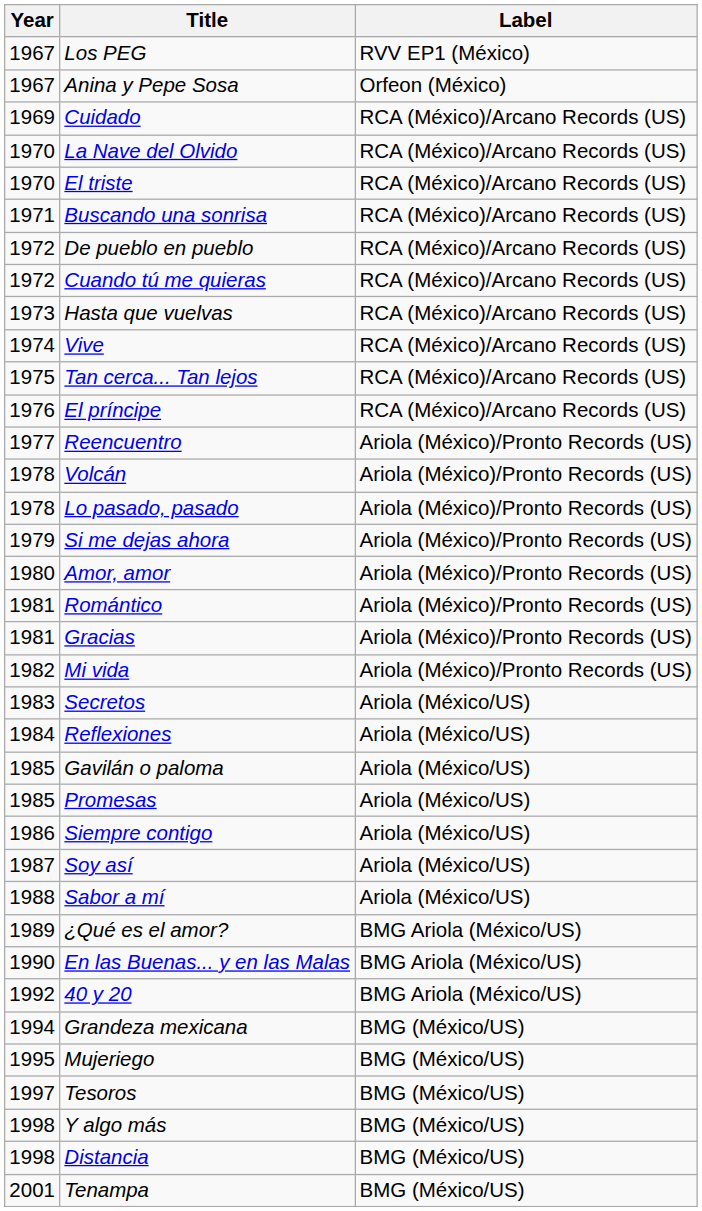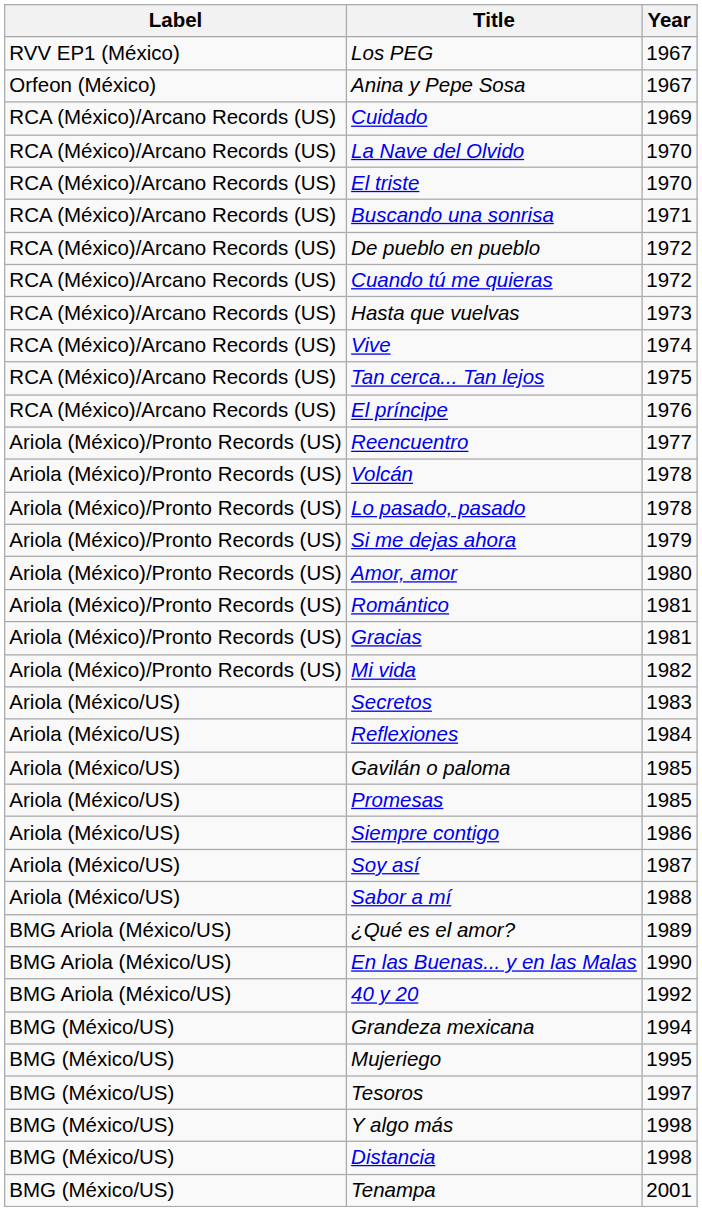columns swapped: (32, 20) <-> (526, 20)
